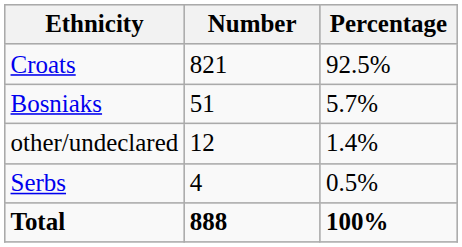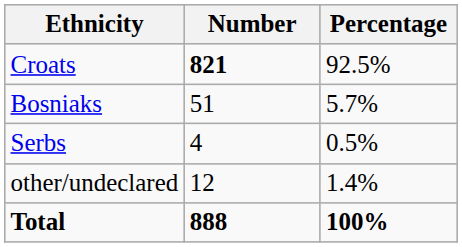(208, 63) normal -> (208, 63) bold
rows swapped: (38, 182) <-> (94, 143)
